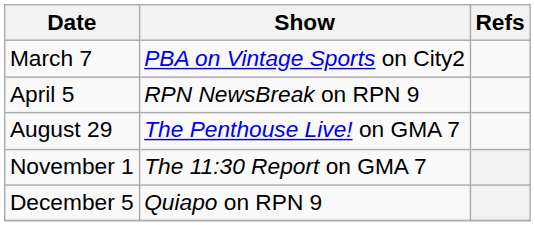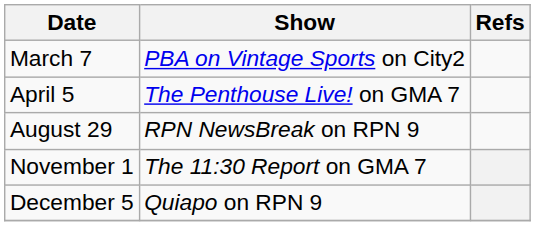(282, 94) RPN NewsBreak on RPN 9 -> (302, 94) The Penthouse Live! on GMA 7
(302, 130) The Penthouse Live! on GMA 7 -> (282, 130) RPN NewsBreak on RPN 9
